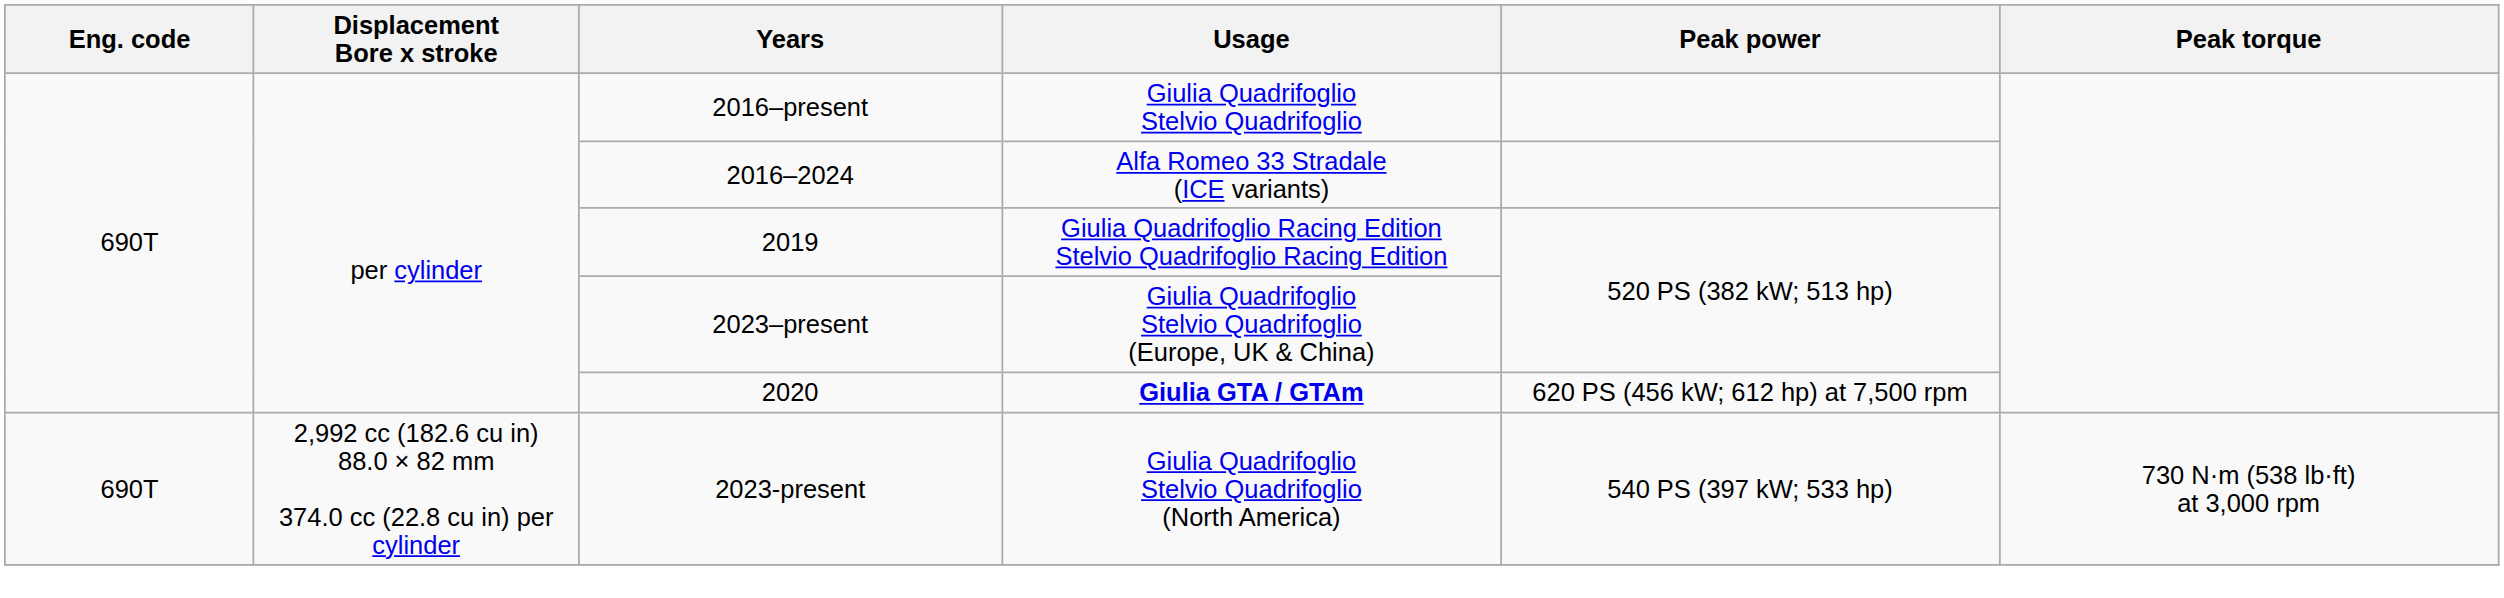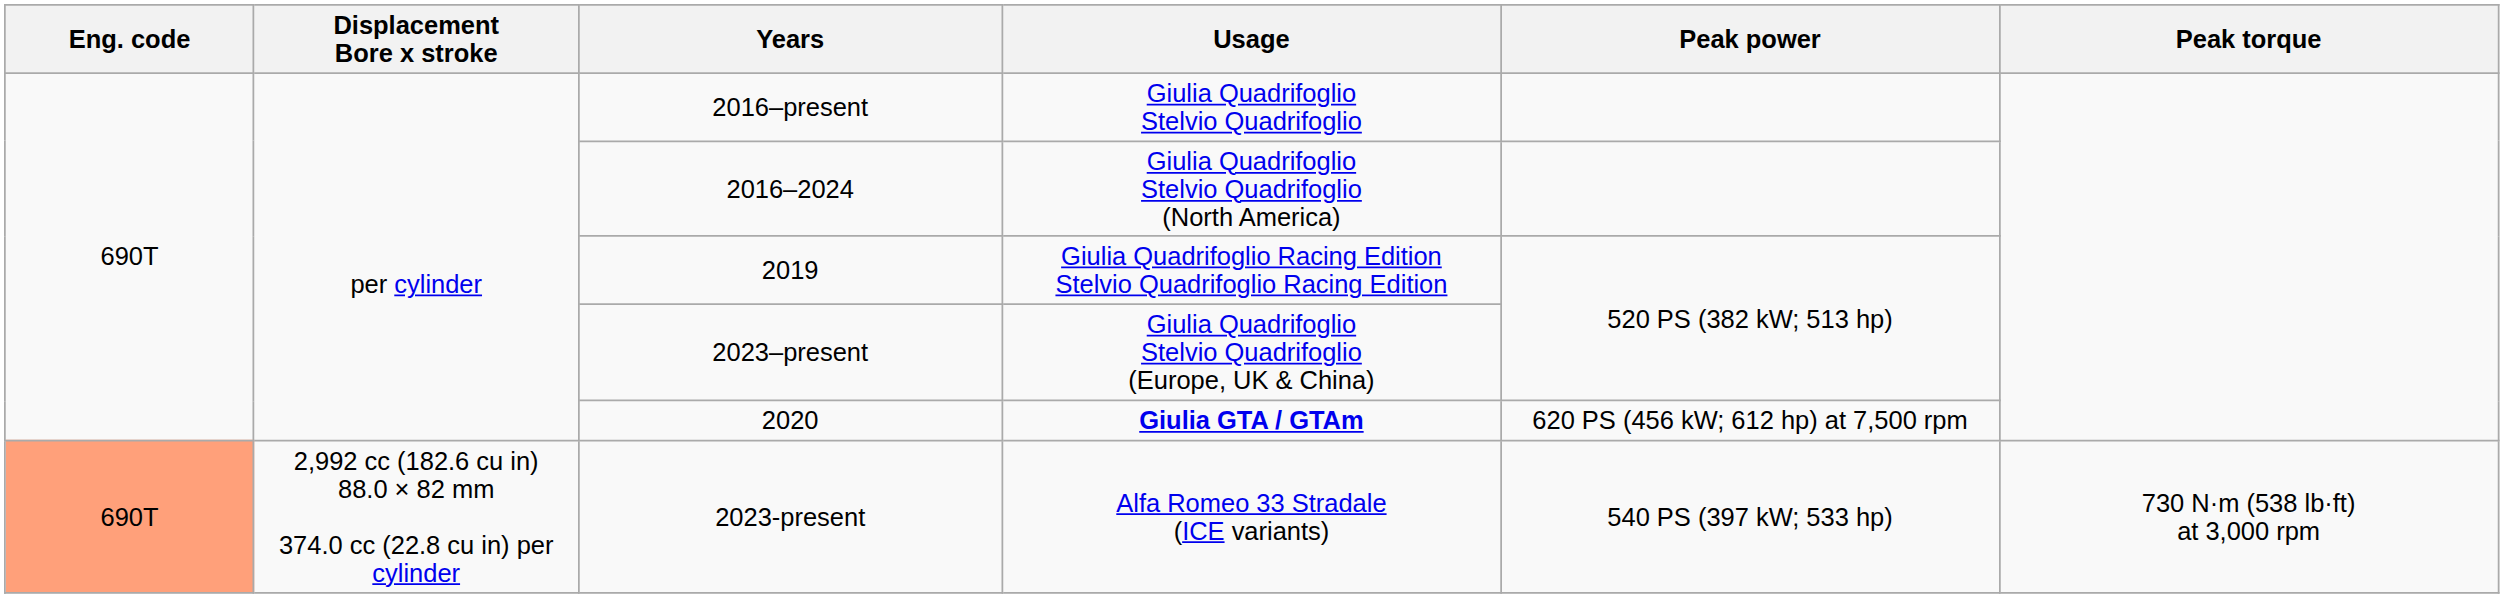(1251, 174) Alfa Romeo 33 Stradale (ICE variants) -> (1251, 188) Giulia Quadrifoglio Stelvio Quadrifoglio (North America)
(130, 488) no background -> (130, 516) lightsalmon background
(1251, 488) Giulia Quadrifoglio Stelvio Quadrifoglio (North America) -> (1251, 516) Alfa Romeo 33 Stradale (ICE variants)
